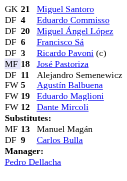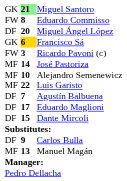(25, 9) no background -> (25, 9) lightgreen background
(11, 20) DF -> (12, 20) FW
(23, 20) 4 -> (23, 20) 8
(11, 42) DF -> (11, 42) GK
(23, 42) no background -> (23, 42) gold background
(11, 53) DF -> (12, 53) FW
(11, 64) lavender background -> (11, 64) no background
(25, 64) 18 -> (25, 64) 14
(11, 74) DF -> (11, 74) MF
(25, 74) 11 -> (25, 74) 10
+ row: (60, 85)
(12, 85) FW -> (11, 96) DF
(23, 85) 5 -> (23, 96) 7
(12, 96) FW -> (11, 107) DF
(25, 96) 19 -> (25, 107) 17
(12, 107) FW -> (11, 118) DF
(25, 107) 12 -> (25, 118) 15
rows swapped: (60, 140) <-> (65, 129)
